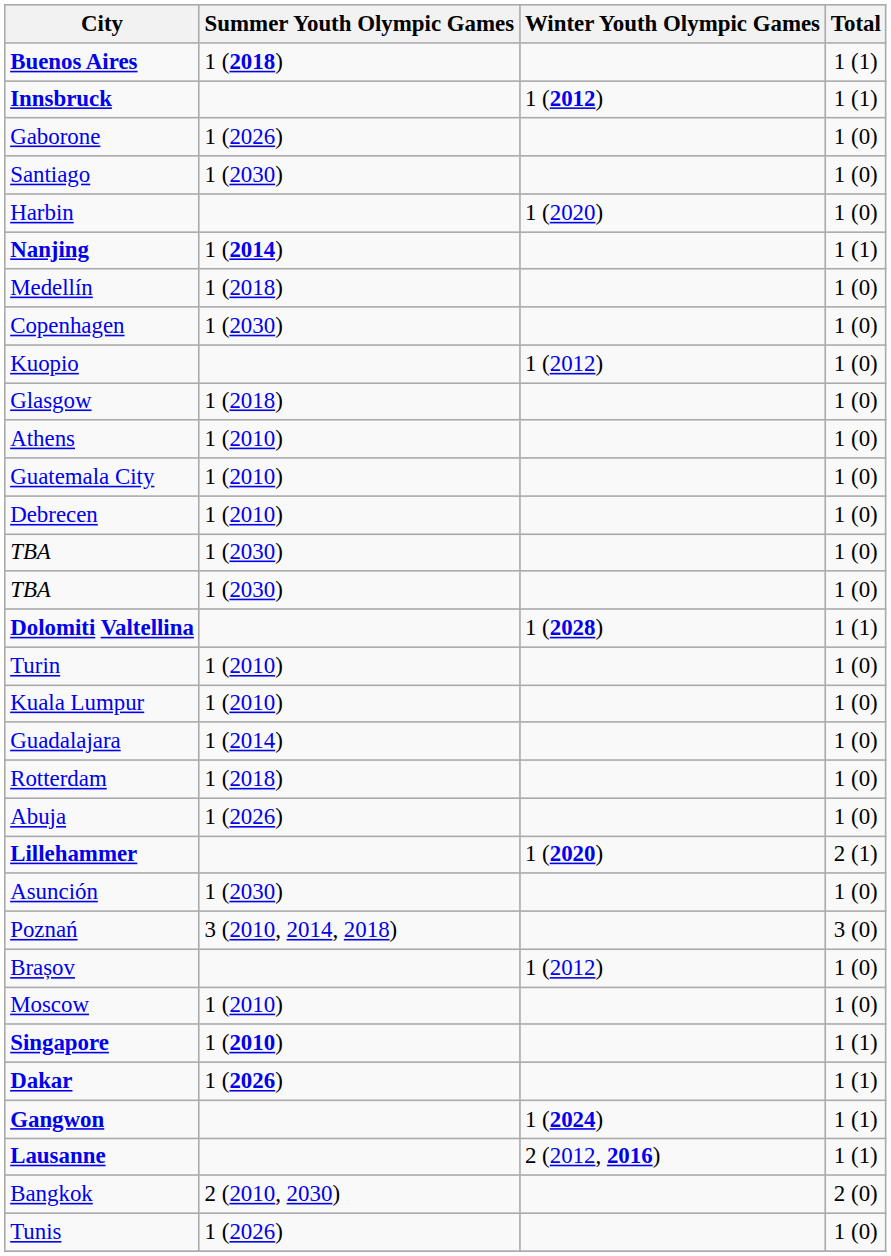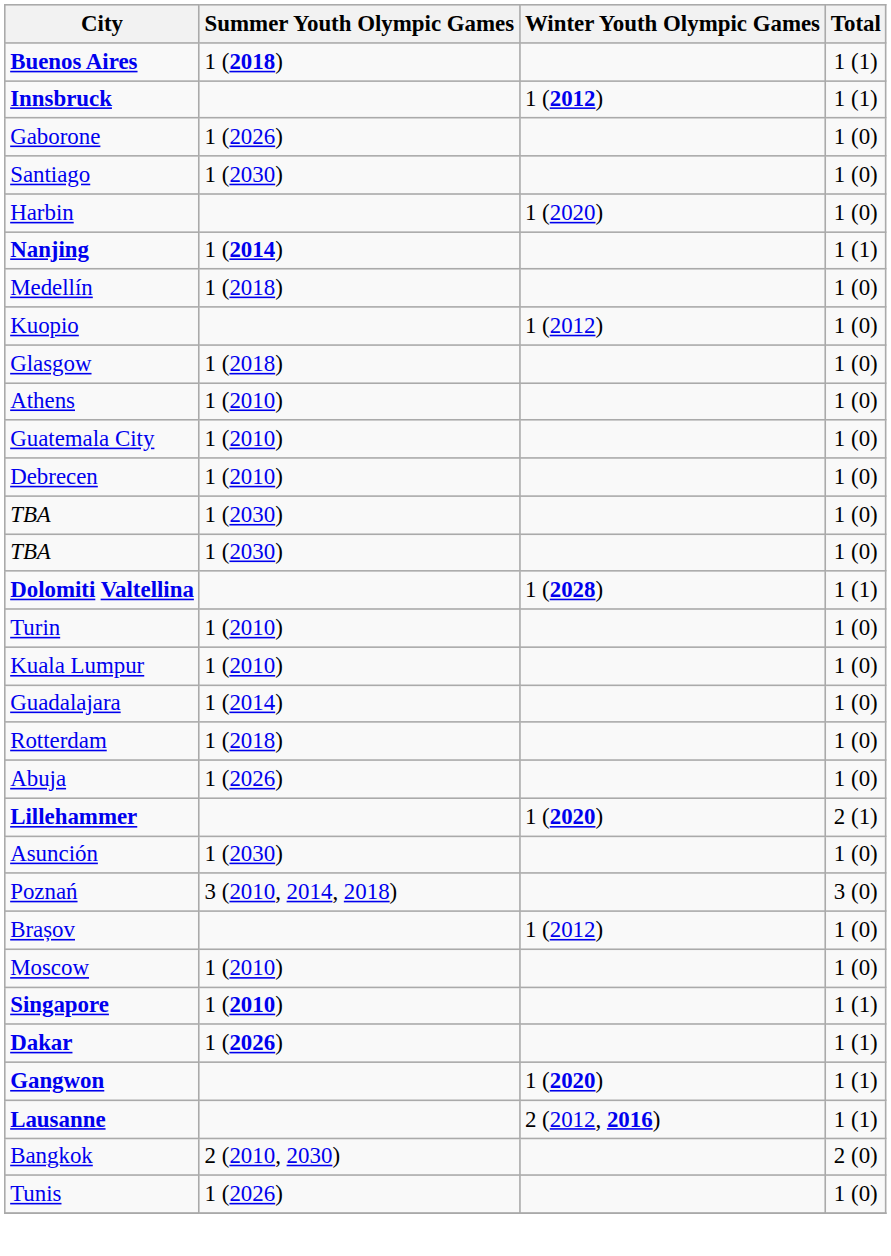- row: (67, 325)
(564, 1118) 1 (2024) -> (564, 1081) 1 (2020)
